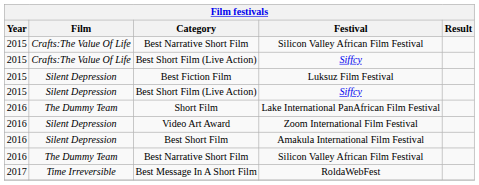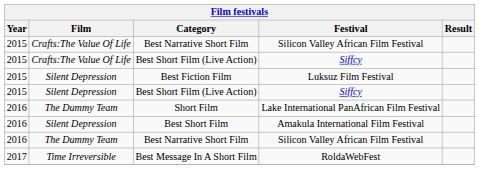- row: (81, 124)
